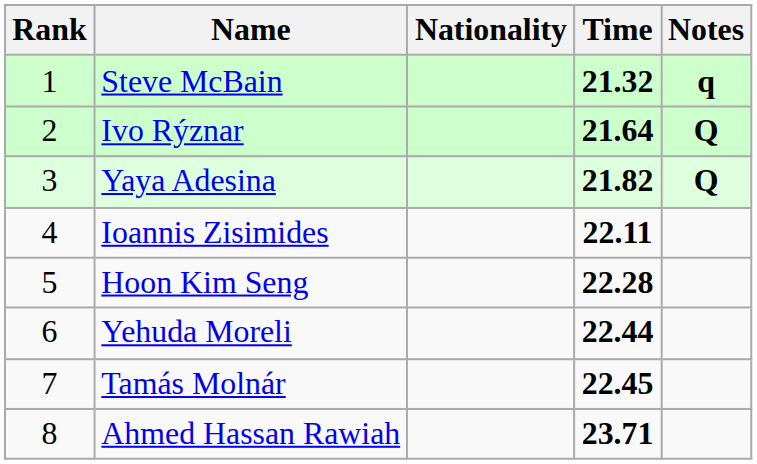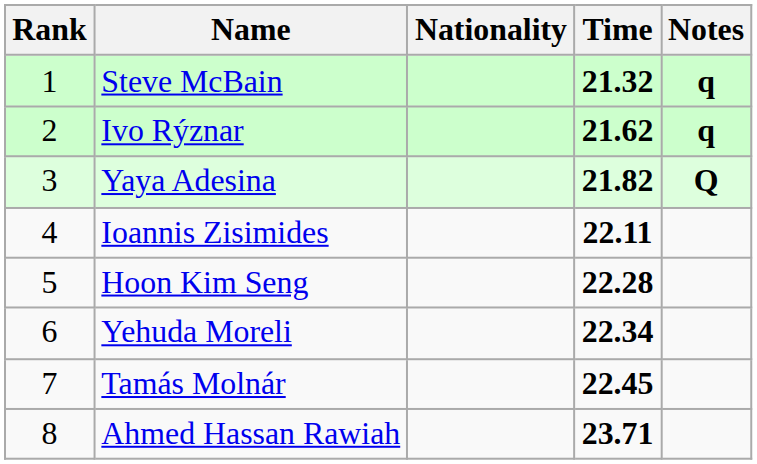(618, 130) 21.64 -> (618, 130) 21.62
(706, 130) Q -> (706, 130) q
(618, 332) 22.44 -> (618, 332) 22.34
